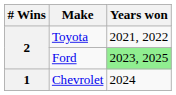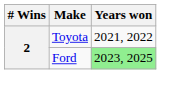- row: (78, 80)
